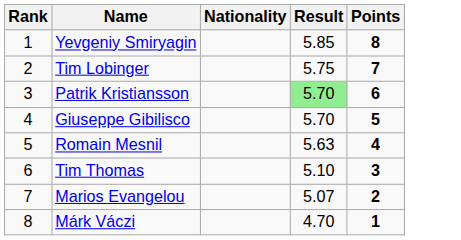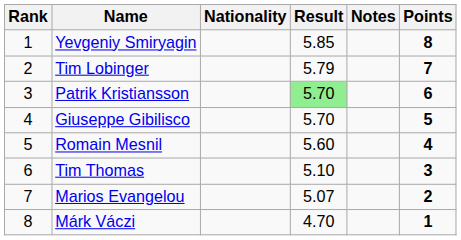+ column: (373, 17)
(319, 68) 5.75 -> (319, 68) 5.79
(319, 145) 5.63 -> (319, 145) 5.60
